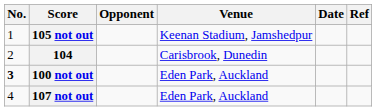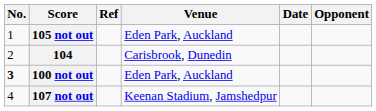columns swapped: (127, 14) <-> (359, 14)
(236, 34) Keenan Stadium, Jamshedpur -> (178, 34) Eden Park, Auckland
(214, 95) Eden Park, Auckland -> (201, 95) Keenan Stadium, Jamshedpur
